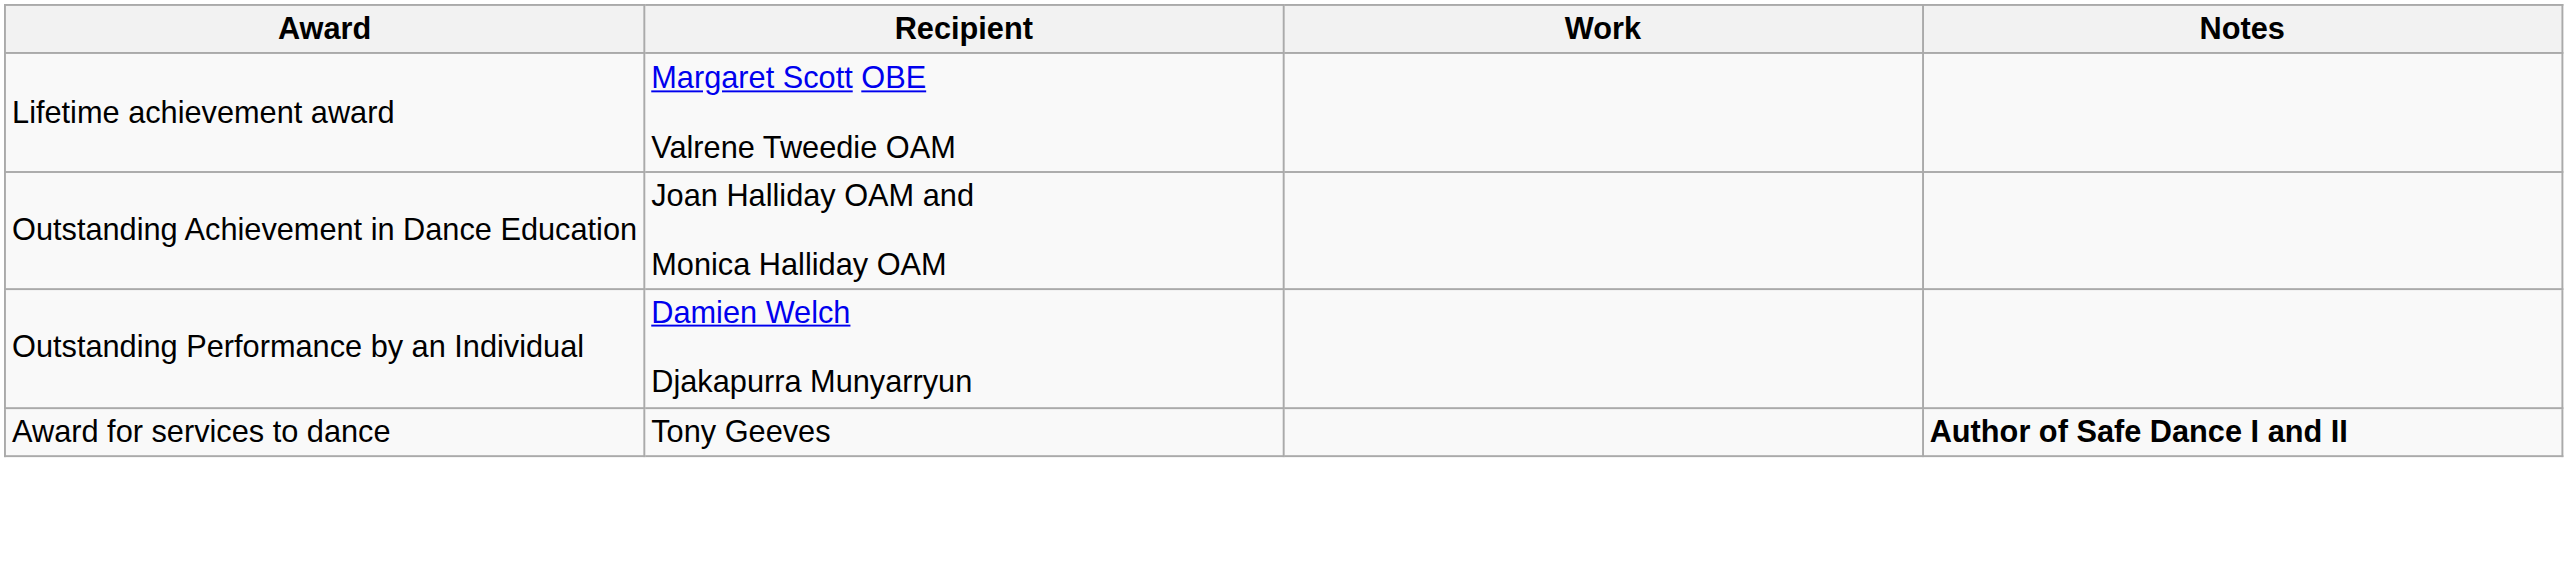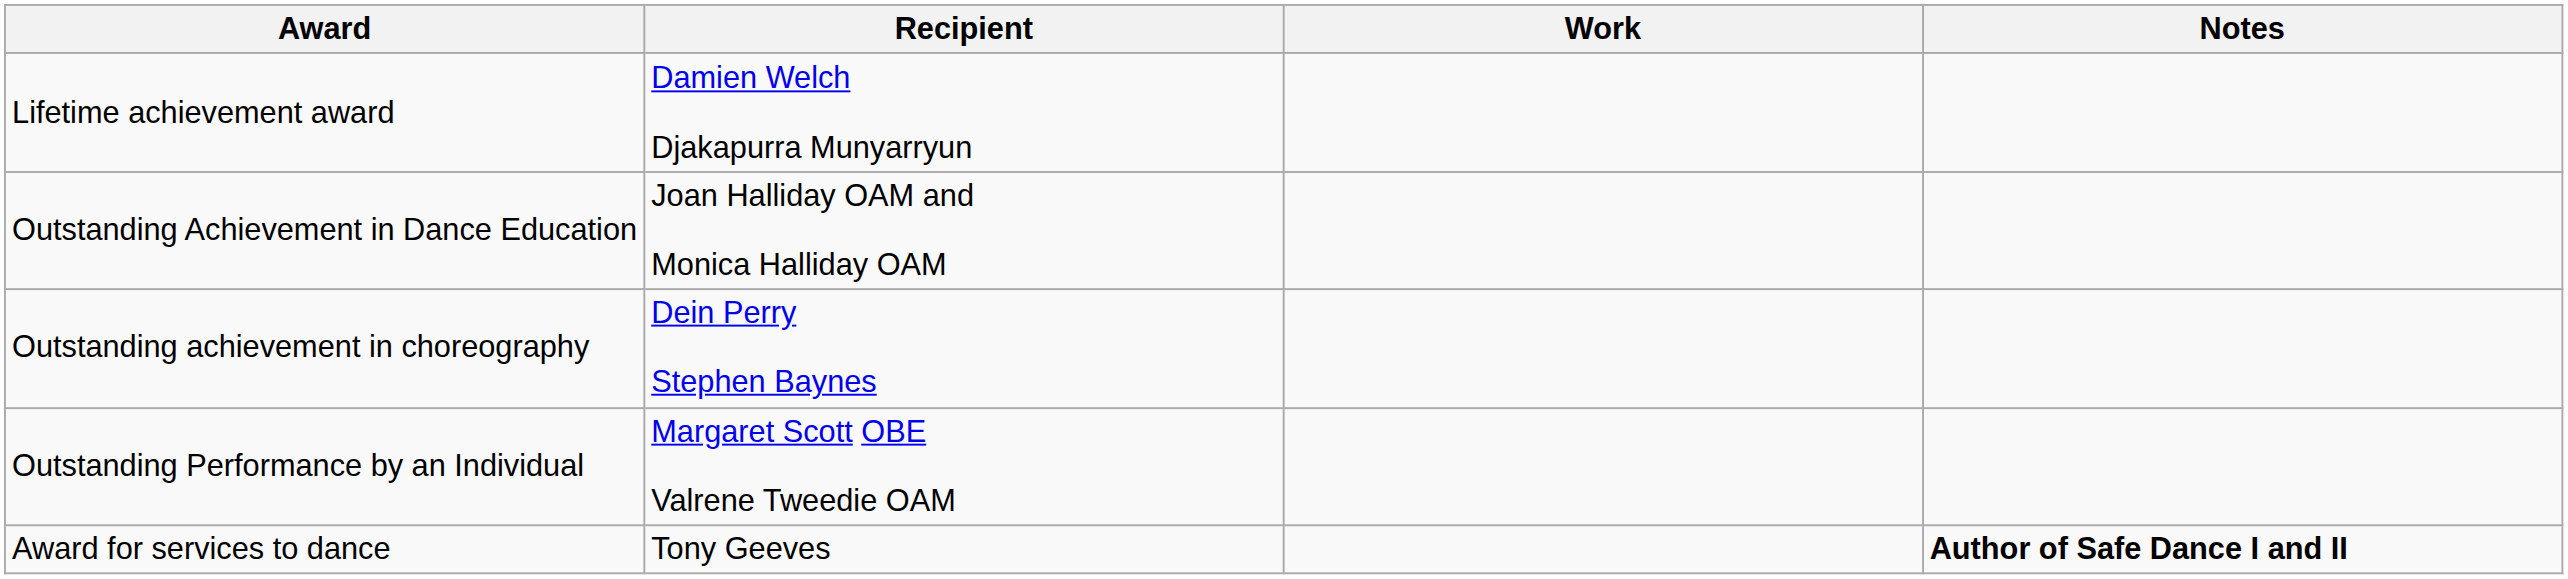(804, 112) Margaret Scott OBE Valrene Tweedie OAM -> (812, 112) Damien Welch Djakapurra Munyarryun
+ row: (301, 347)
(812, 347) Damien Welch Djakapurra Munyarryun -> (804, 465) Margaret Scott OBE Valrene Tweedie OAM
